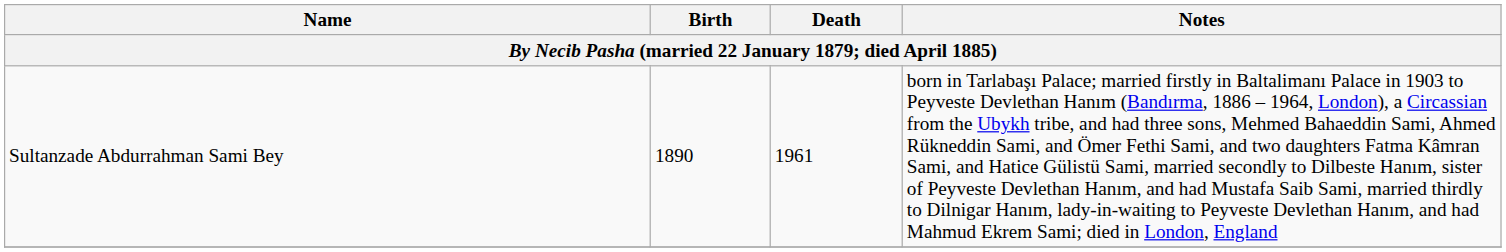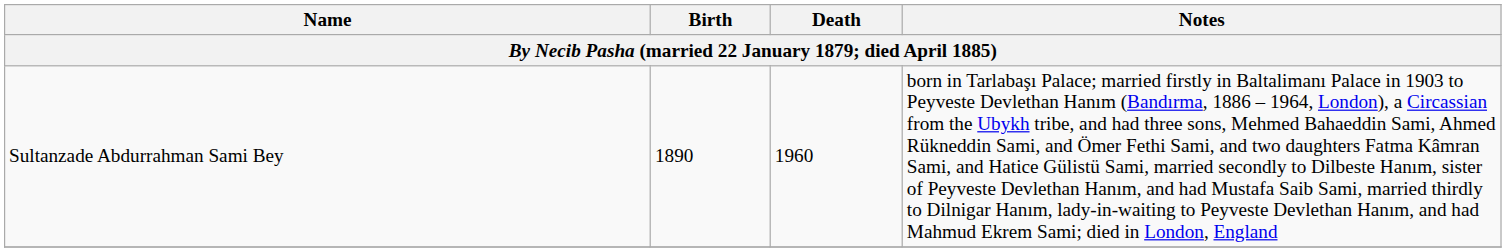(794, 156) 1961 -> (794, 156) 1960
